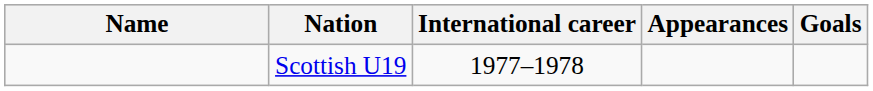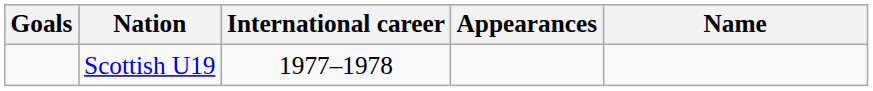columns swapped: (137, 24) <-> (831, 24)
